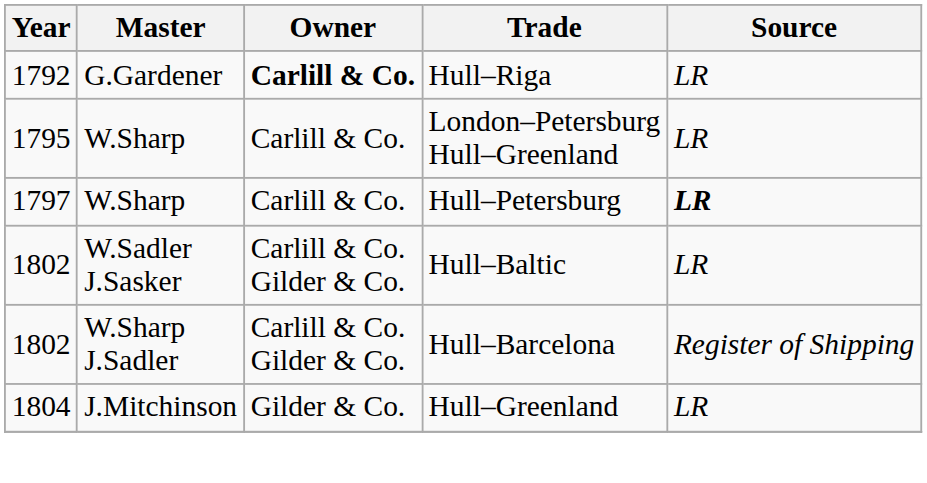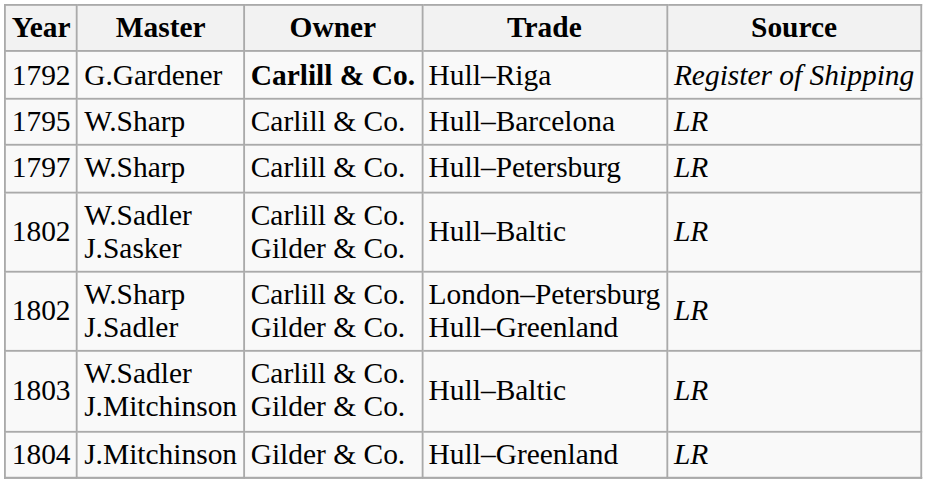(691, 74) LR -> (794, 74) Register of Shipping
(544, 137) London–Petersburg Hull–Greenland -> (522, 121) Hull–Barcelona
(693, 201) bold -> (691, 167) normal
(522, 344) Hull–Barcelona -> (544, 310) London–Petersburg Hull–Greenland
(794, 344) Register of Shipping -> (691, 310) LR
+ row: (41, 390)
